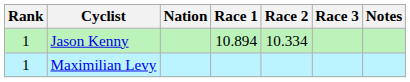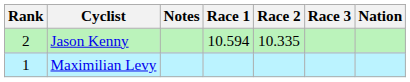columns swapped: (185, 16) <-> (384, 16)
(26, 40) 1 -> (26, 40) 2
(236, 40) 10.894 -> (228, 40) 10.594
(287, 40) 10.334 -> (279, 40) 10.335
